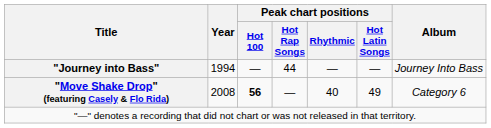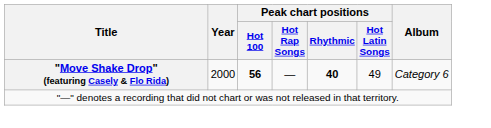- row: (106, 68)
(223, 92) 2008 -> (223, 74) 2000
(332, 92) normal -> (332, 74) bold
